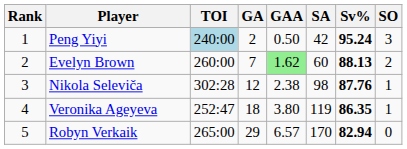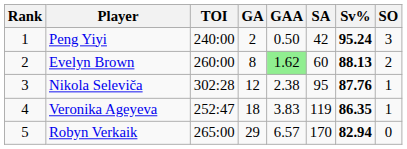(214, 39) lightblue background -> (214, 39) no background
(253, 62) 7 -> (253, 62) 8
(321, 86) 98 -> (321, 86) 95
(287, 109) 3.80 -> (287, 109) 3.83
